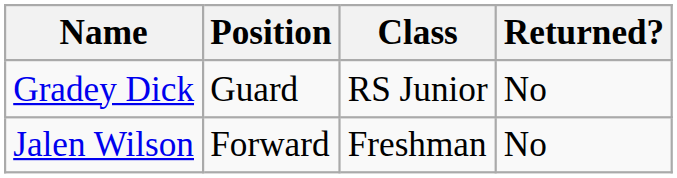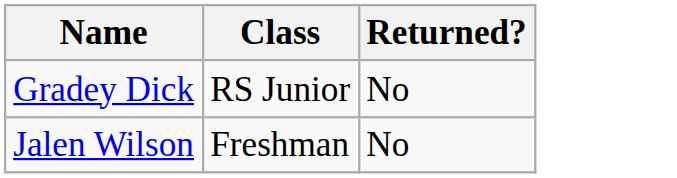- column: (271, 32)
